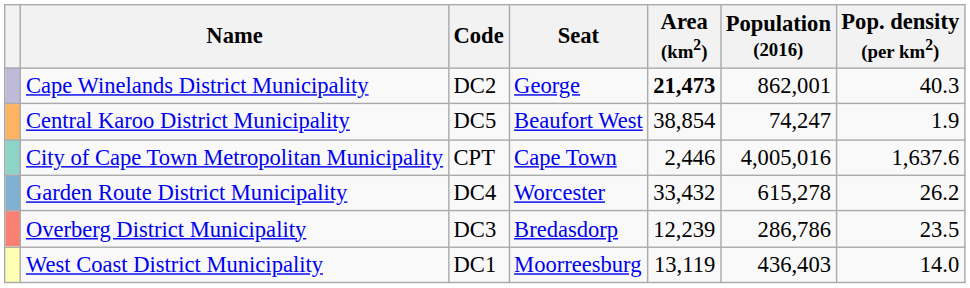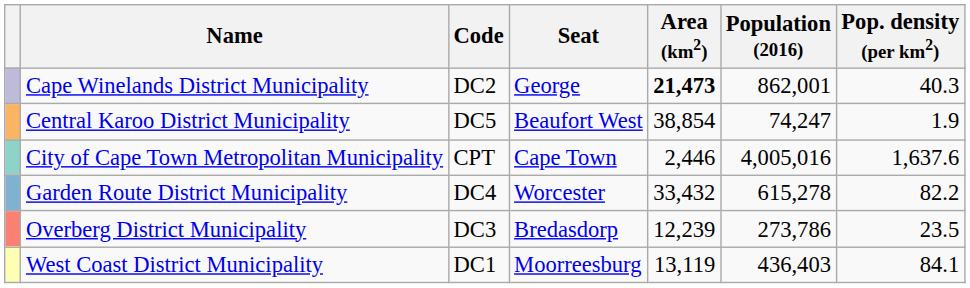(939, 192) 26.2 -> (939, 192) 82.2
(794, 228) 286,786 -> (794, 228) 273,786
(939, 264) 14.0 -> (939, 264) 84.1
